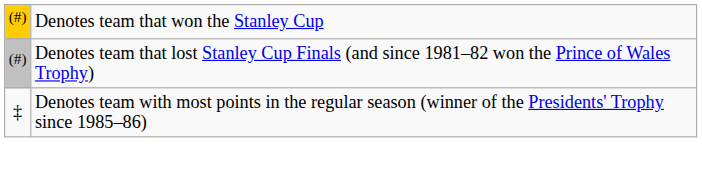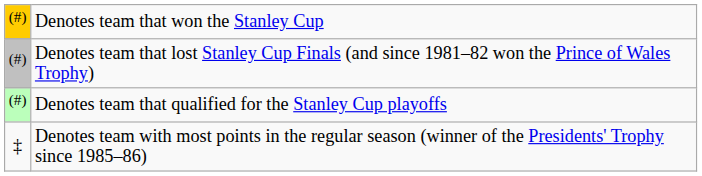+ row: (241, 104)
